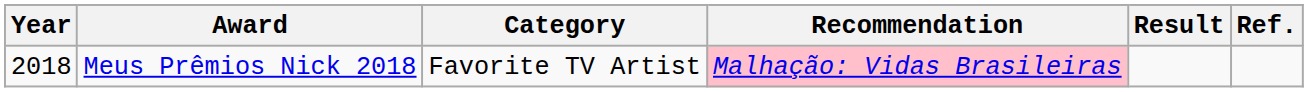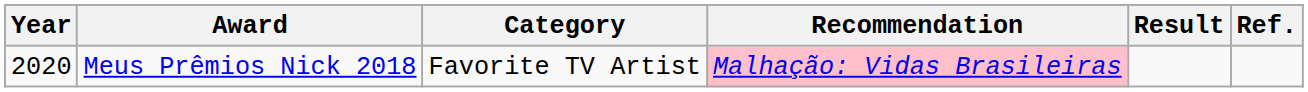(41, 67) 2018 -> (41, 67) 2020
